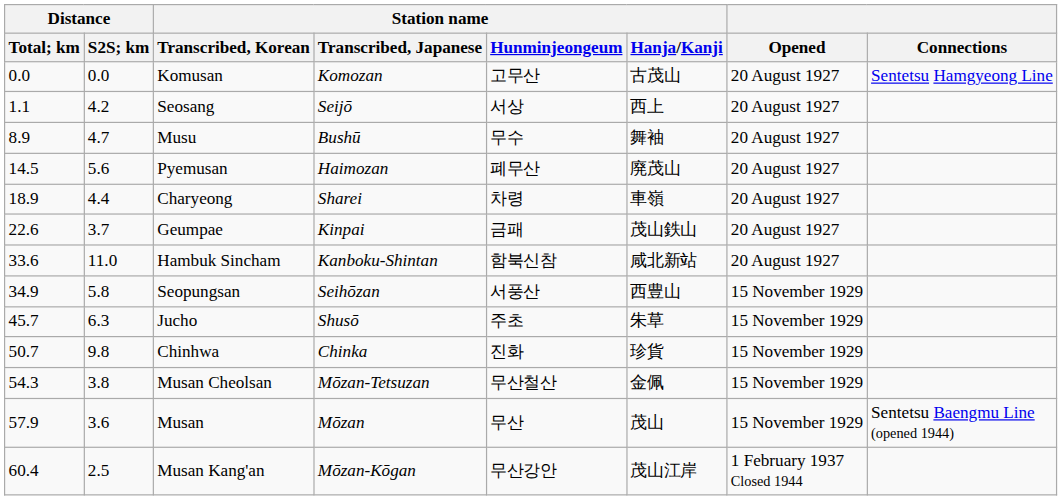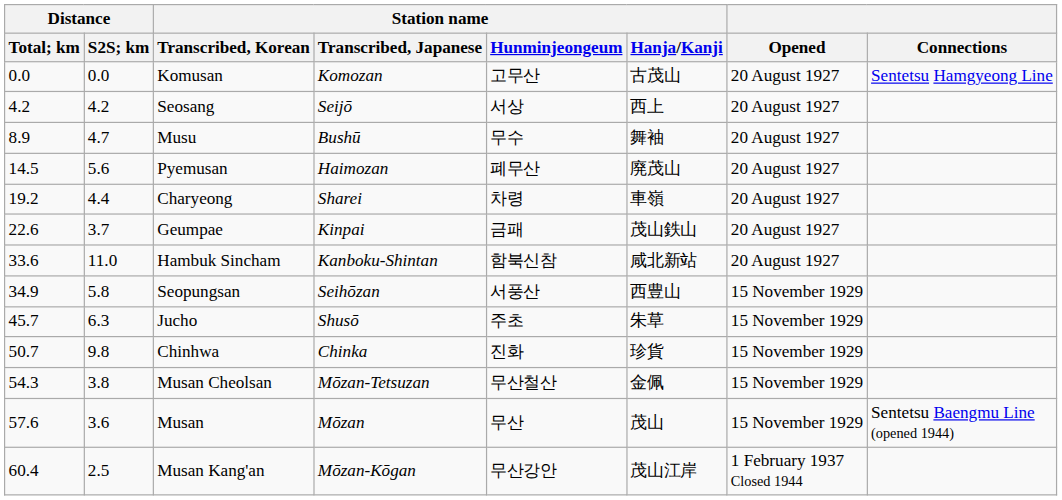(19, 107) 1.1 -> (19, 107) 4.2
(24, 199) 18.9 -> (24, 199) 19.2
(24, 422) 57.9 -> (24, 422) 57.6
